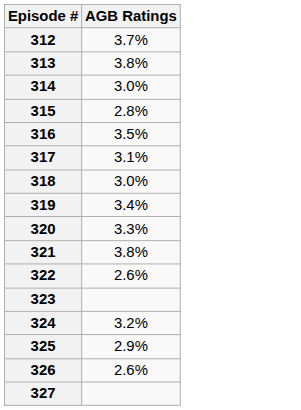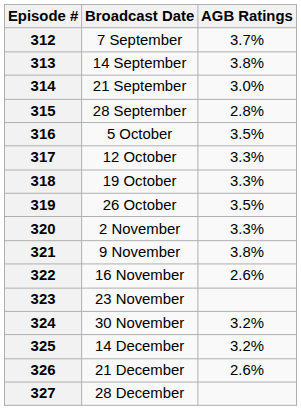+ column: (140, 16)
(131, 157) 3.1% -> (247, 157) 3.3%
(131, 181) 3.0% -> (247, 181) 3.3%
(131, 205) 3.4% -> (247, 205) 3.5%
(131, 346) 2.9% -> (247, 346) 3.2%
